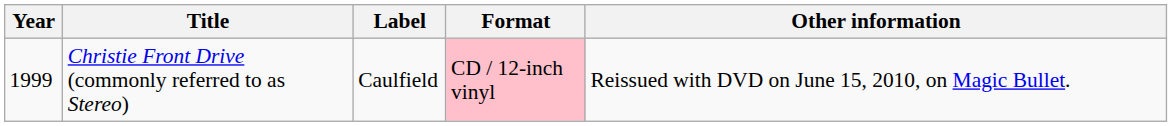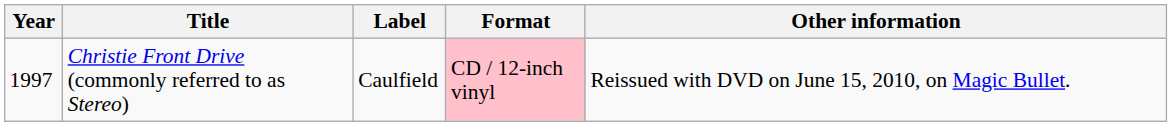(31, 79) 1999 -> (31, 79) 1997
